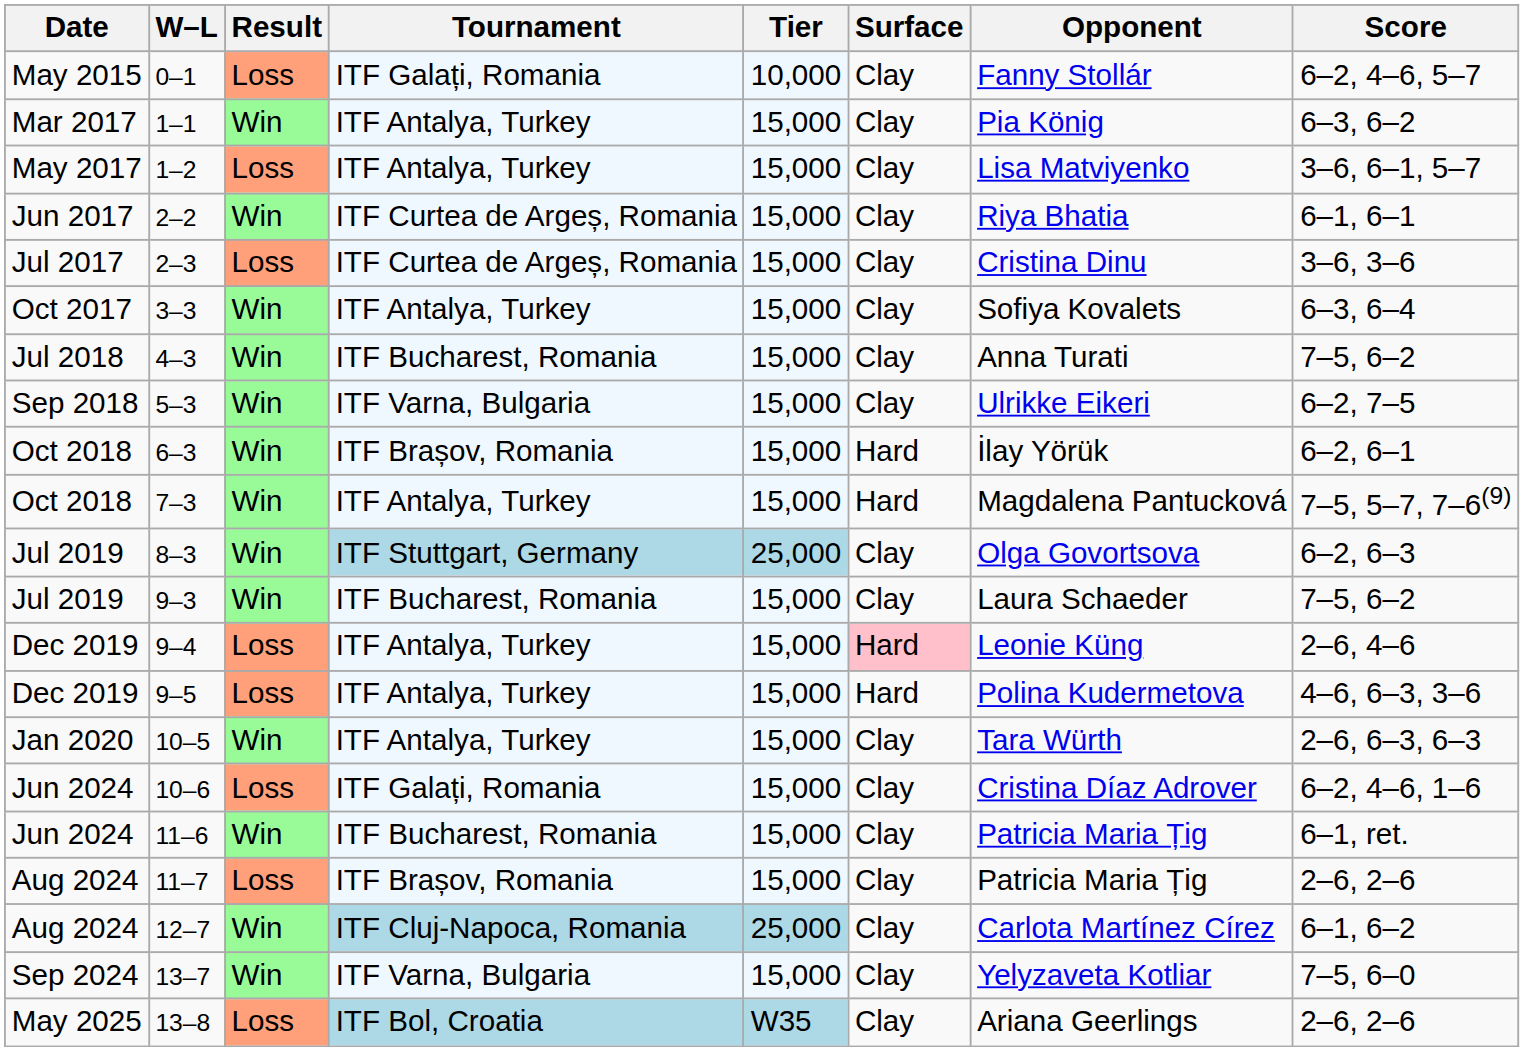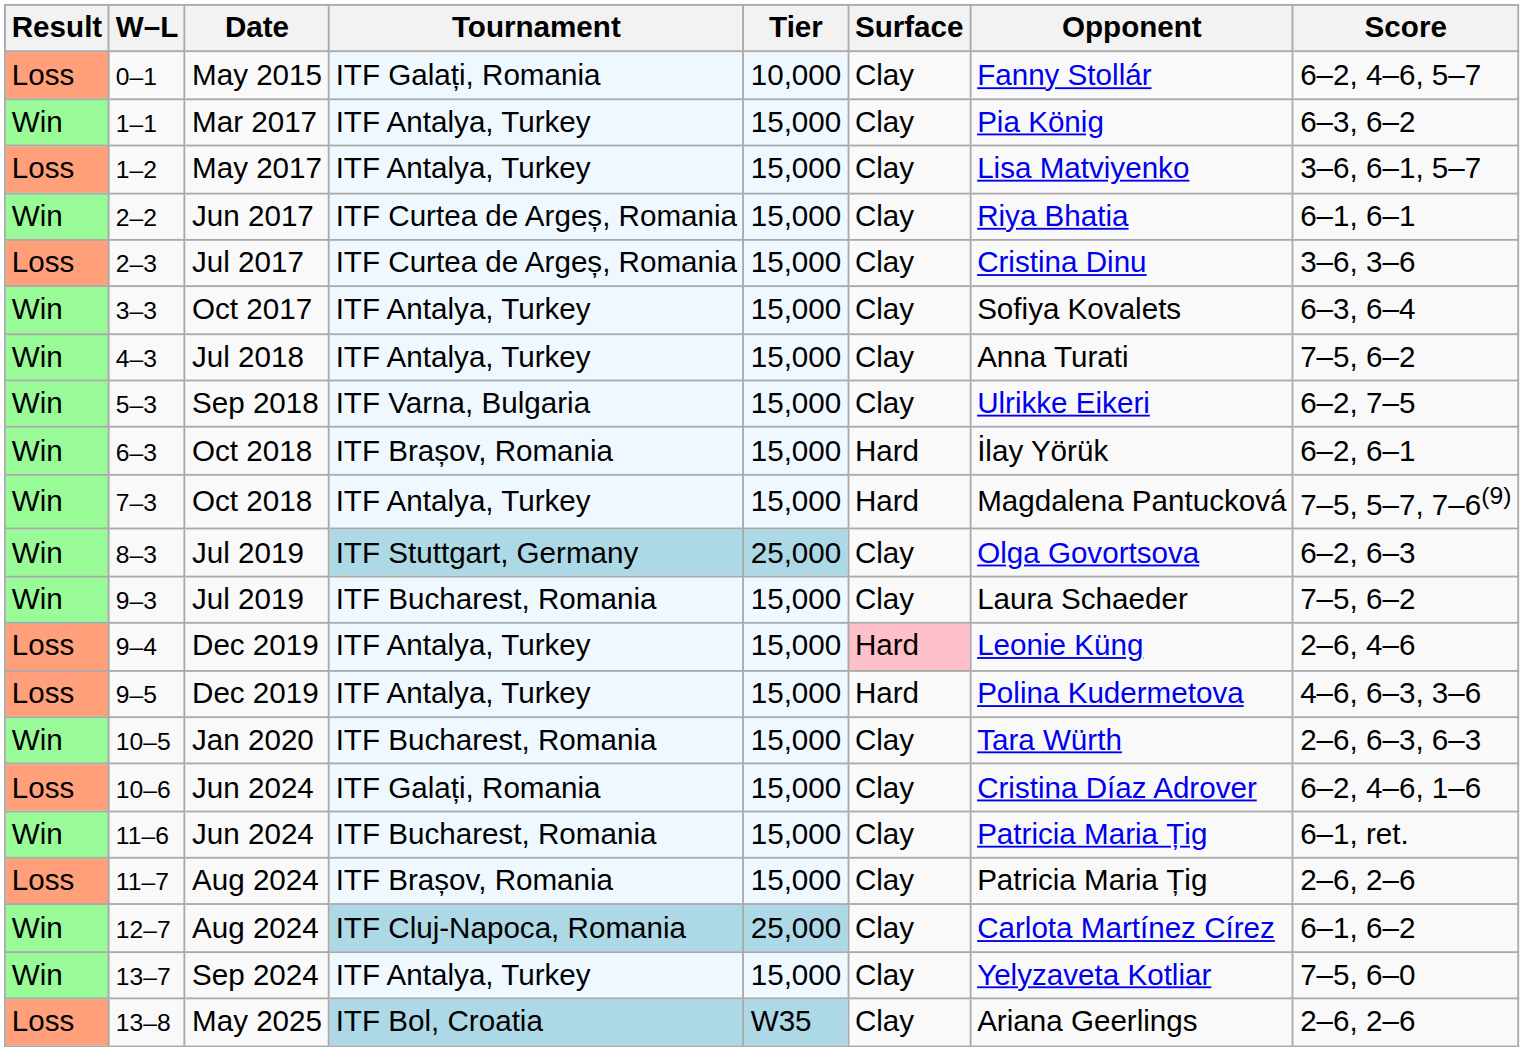columns swapped: (277, 27) <-> (77, 27)
(496, 356) ITF Bucharest, Romania -> (463, 356) ITF Antalya, Turkey
(463, 740) ITF Antalya, Turkey -> (496, 740) ITF Bucharest, Romania
(463, 974) ITF Varna, Bulgaria -> (463, 974) ITF Antalya, Turkey
